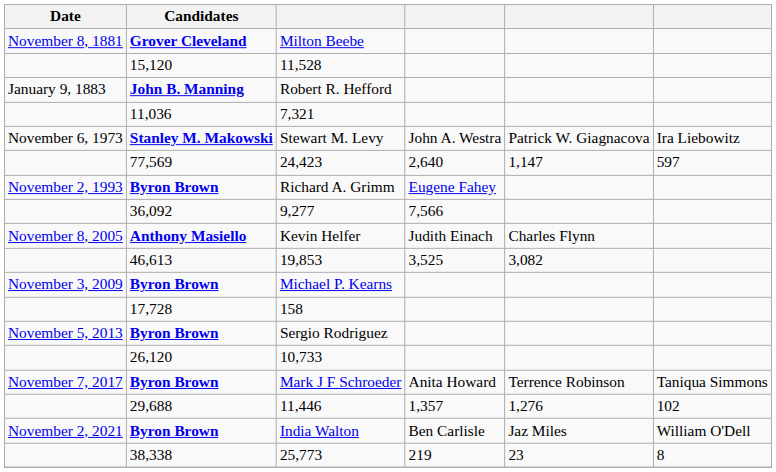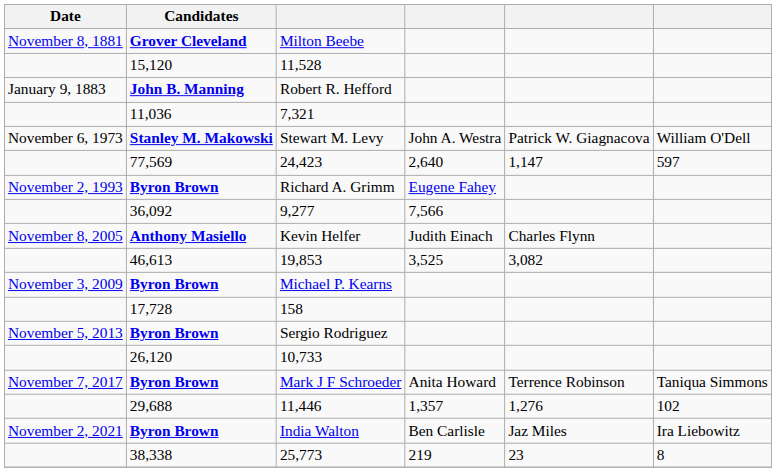(698, 138) Ira Liebowitz -> (704, 138) William O'Dell
(704, 430) William O'Dell -> (698, 430) Ira Liebowitz
